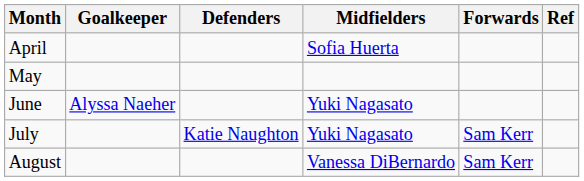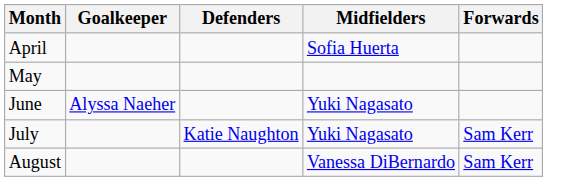- column: (561, 18)
